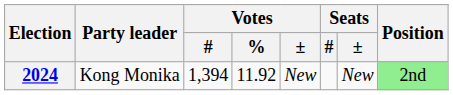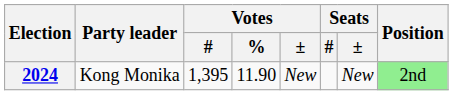(208, 75) 1,394 -> (208, 75) 1,395
(256, 75) 11.92 -> (256, 75) 11.90
